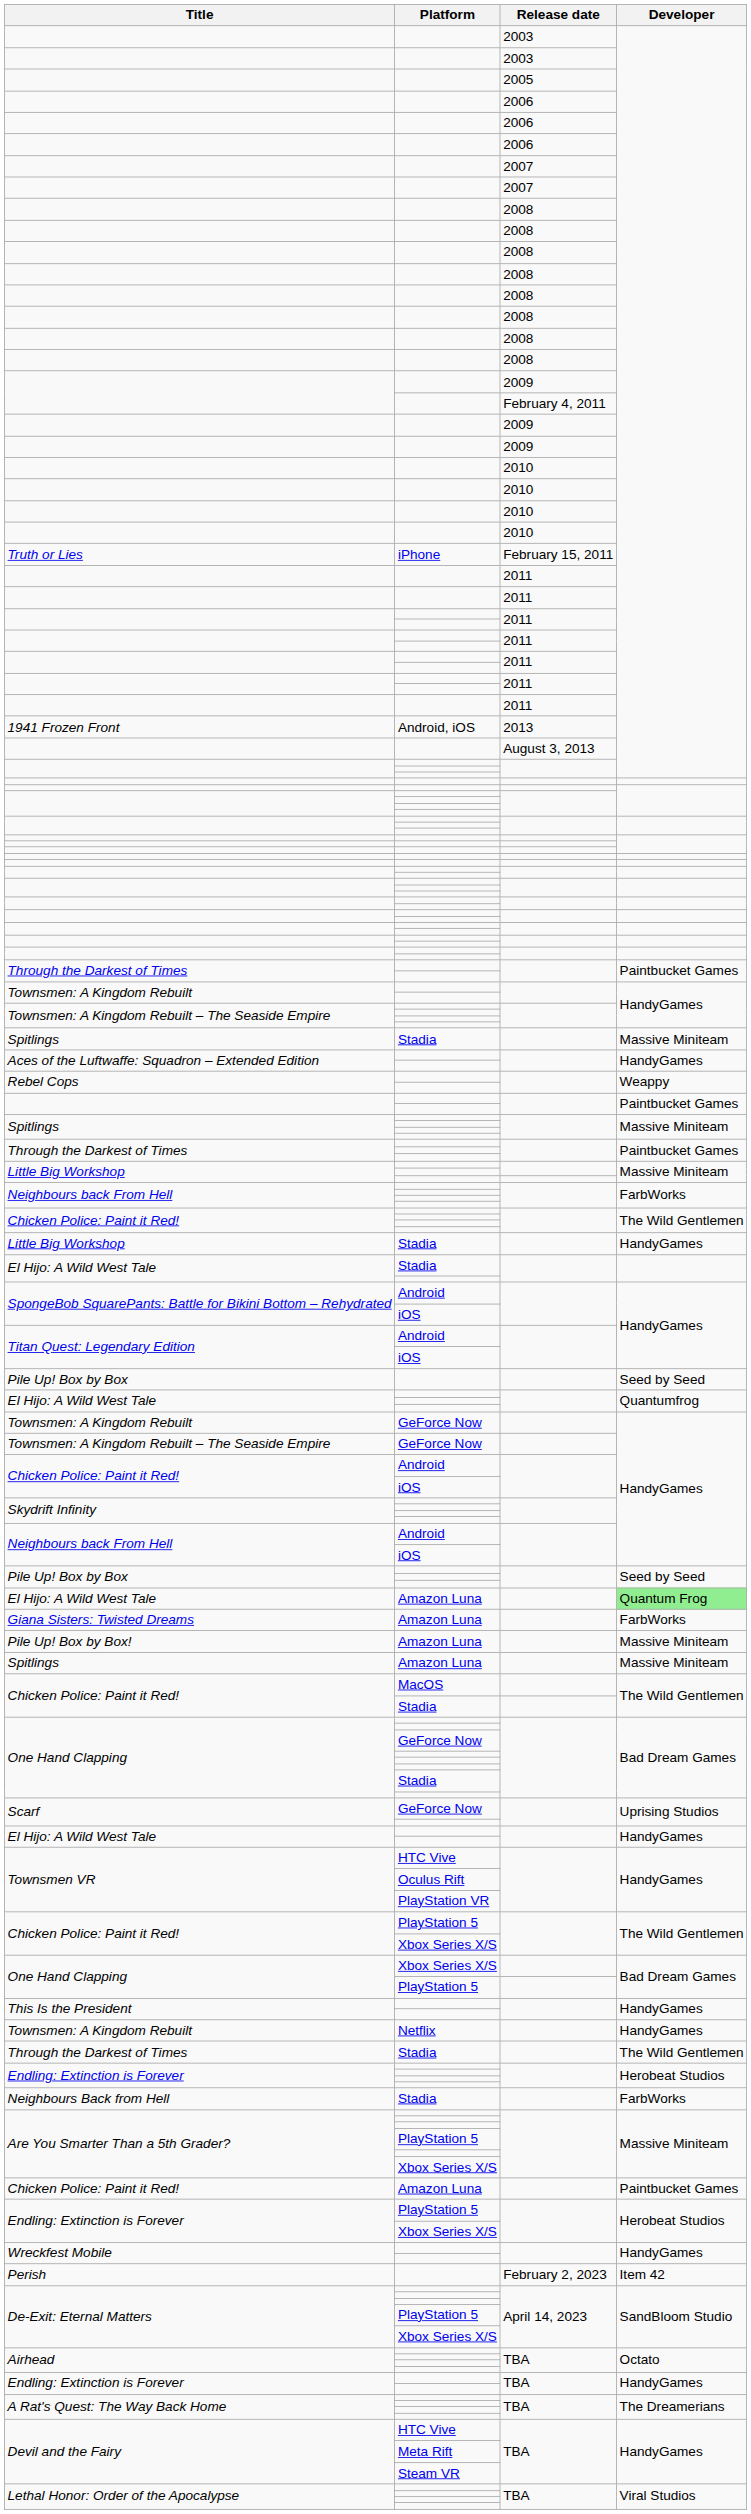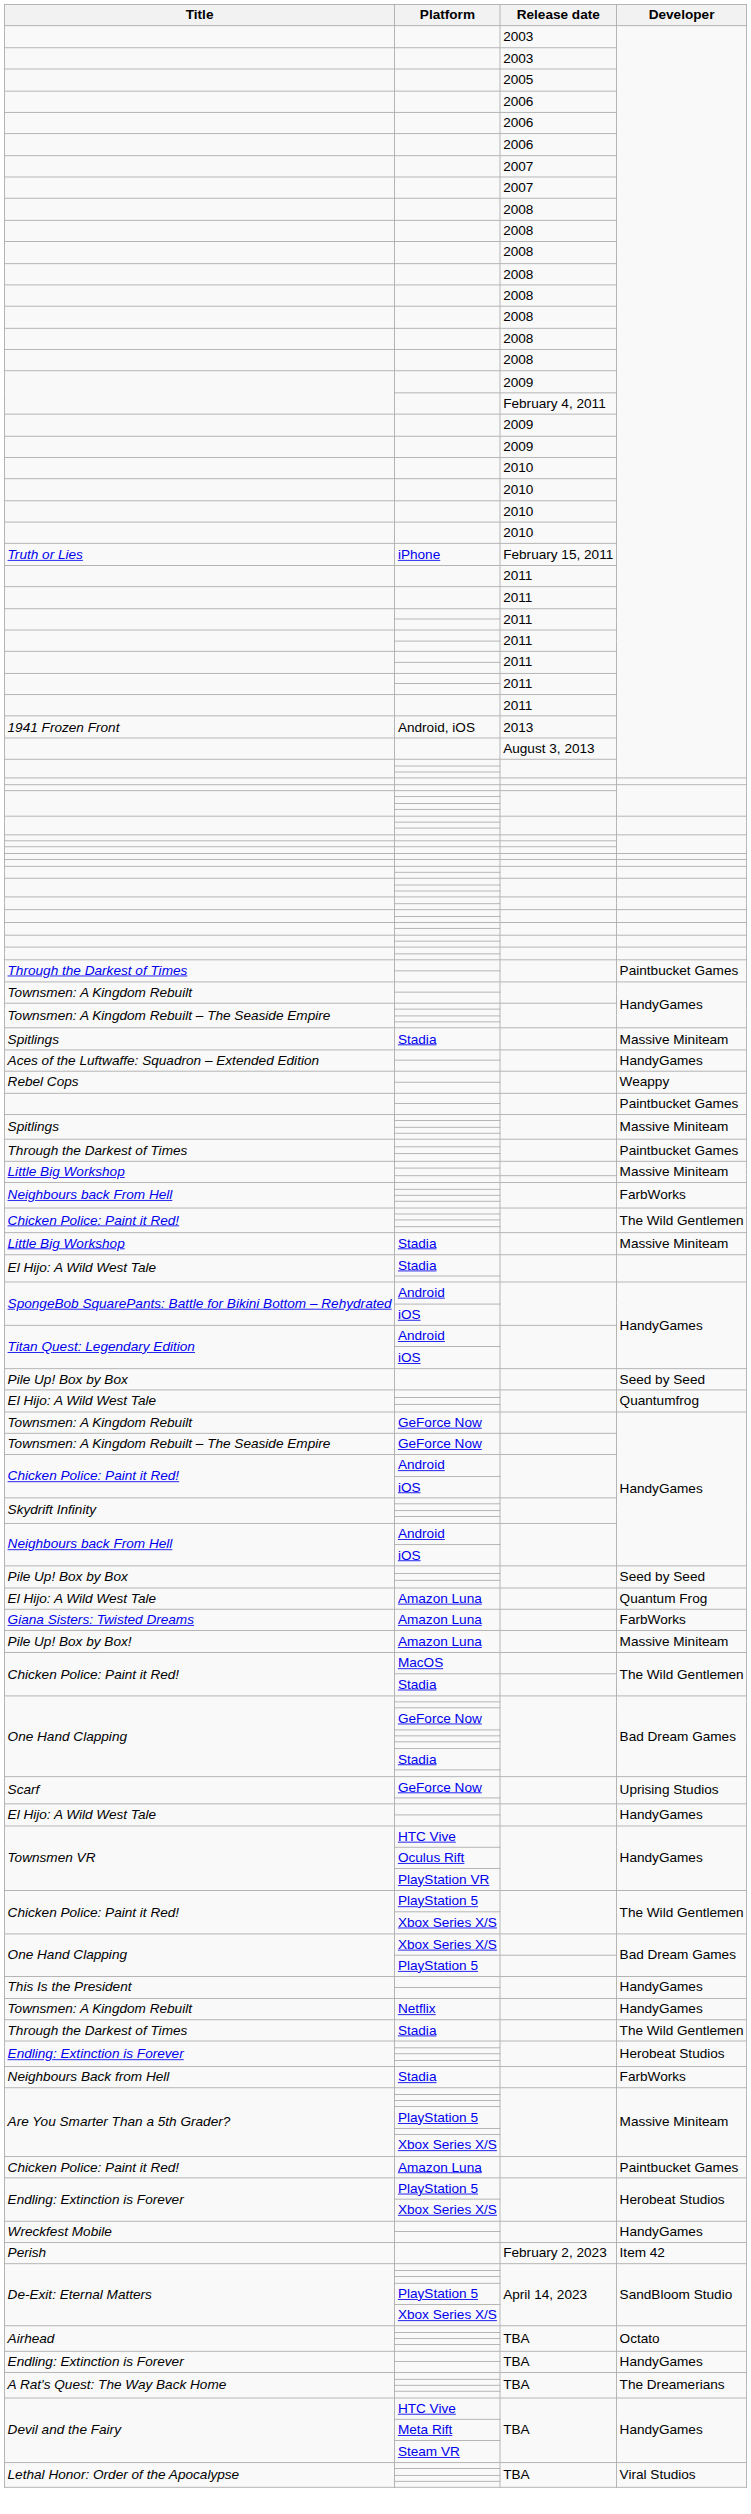(661, 1243) HandyGames -> (674, 1243) Massive Miniteam
(663, 1598) lightgreen background -> (663, 1598) no background
- row: (33, 1663)
